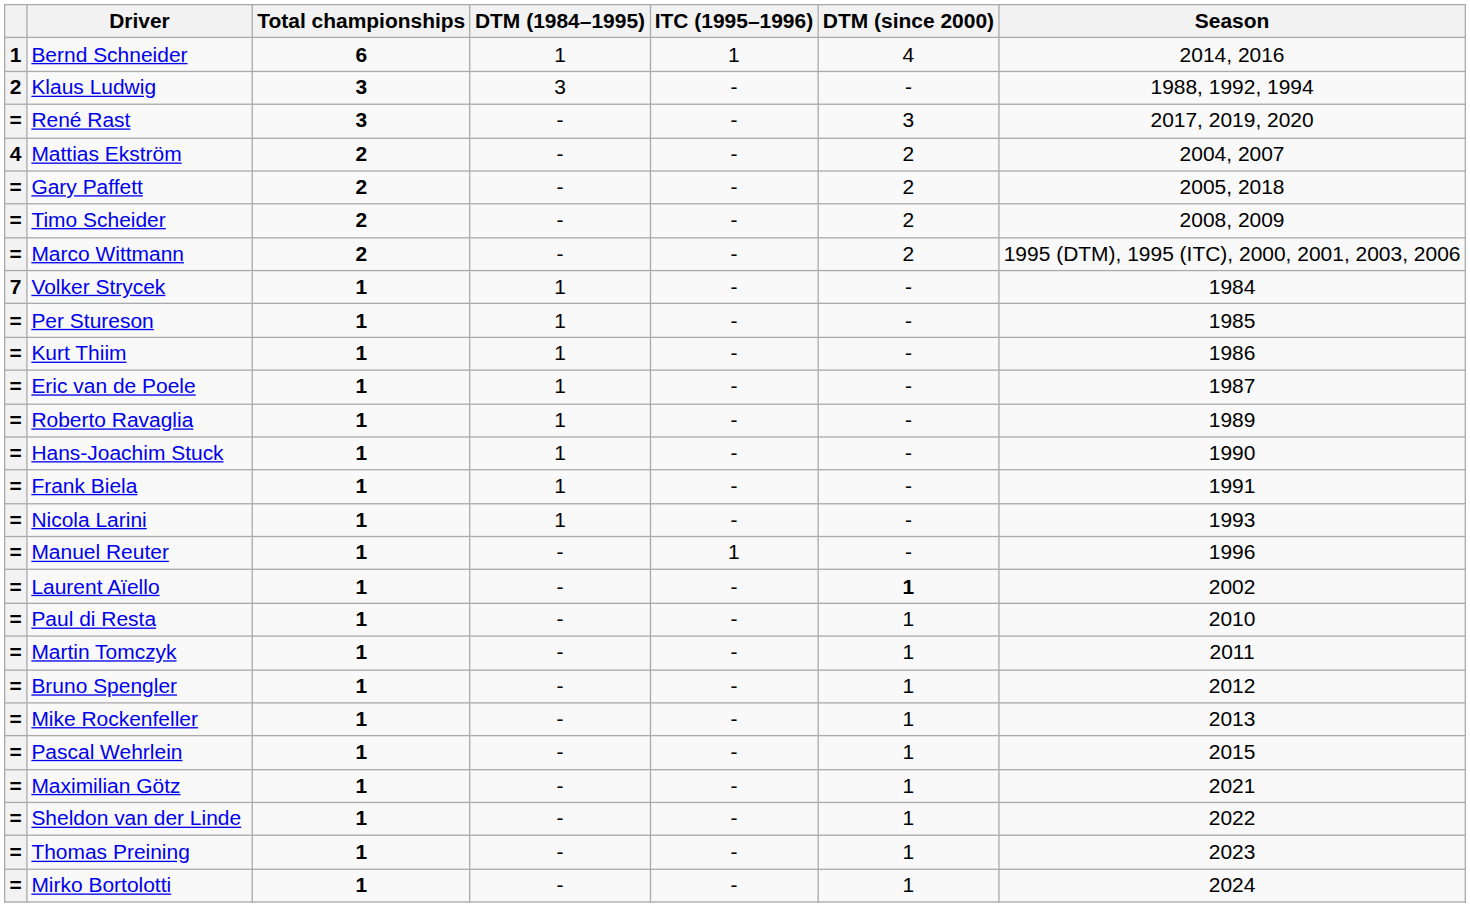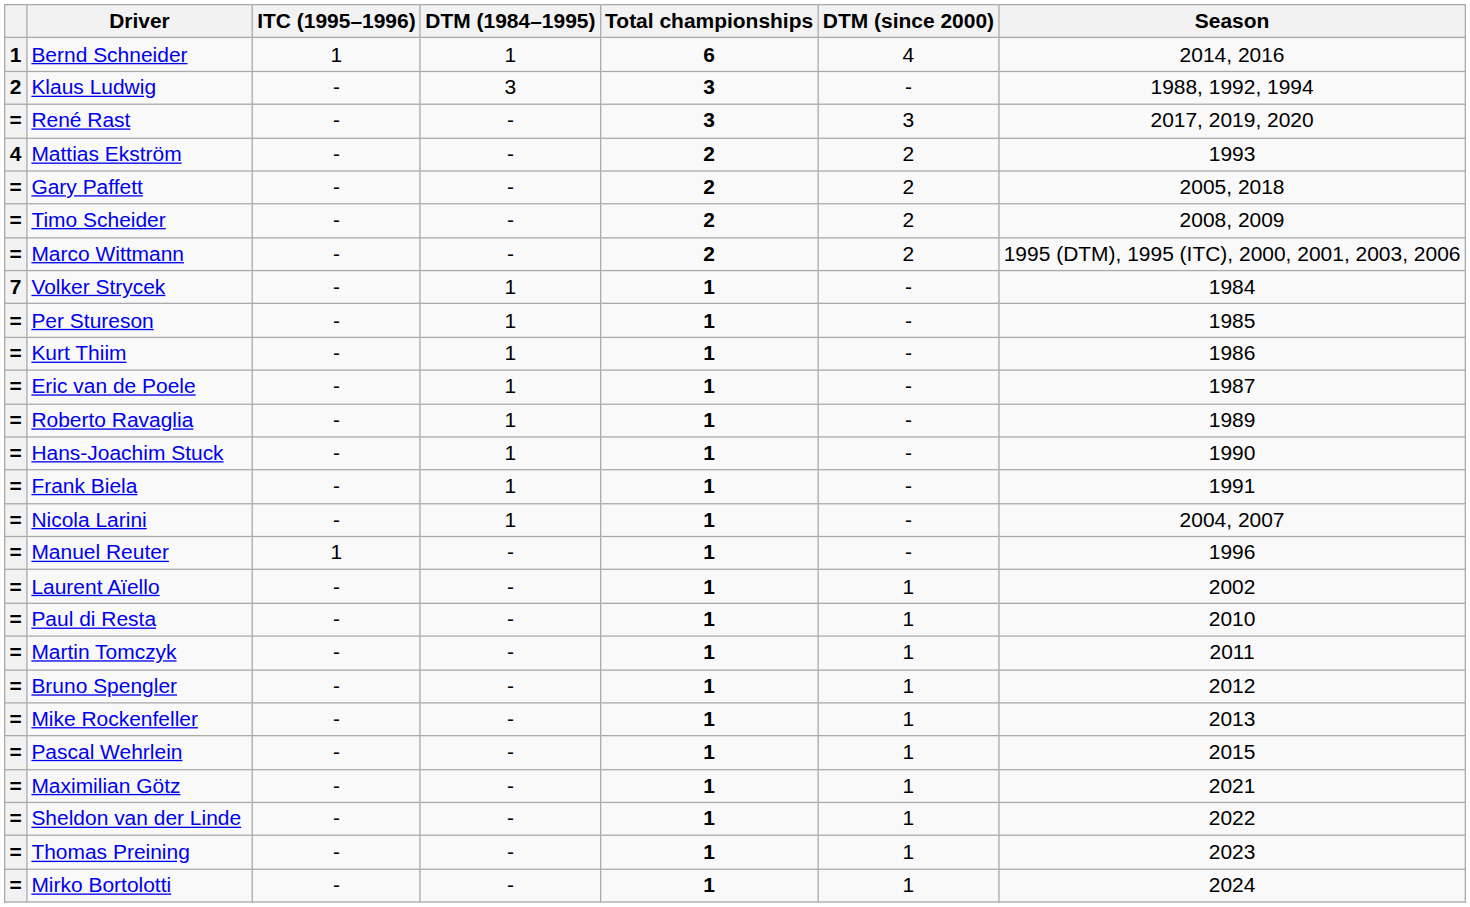columns swapped: (361, 21) <-> (734, 21)
(1232, 154) 2004, 2007 -> (1232, 154) 1993
(1232, 519) 1993 -> (1232, 519) 2004, 2007
(908, 586) bold -> (908, 586) normal
